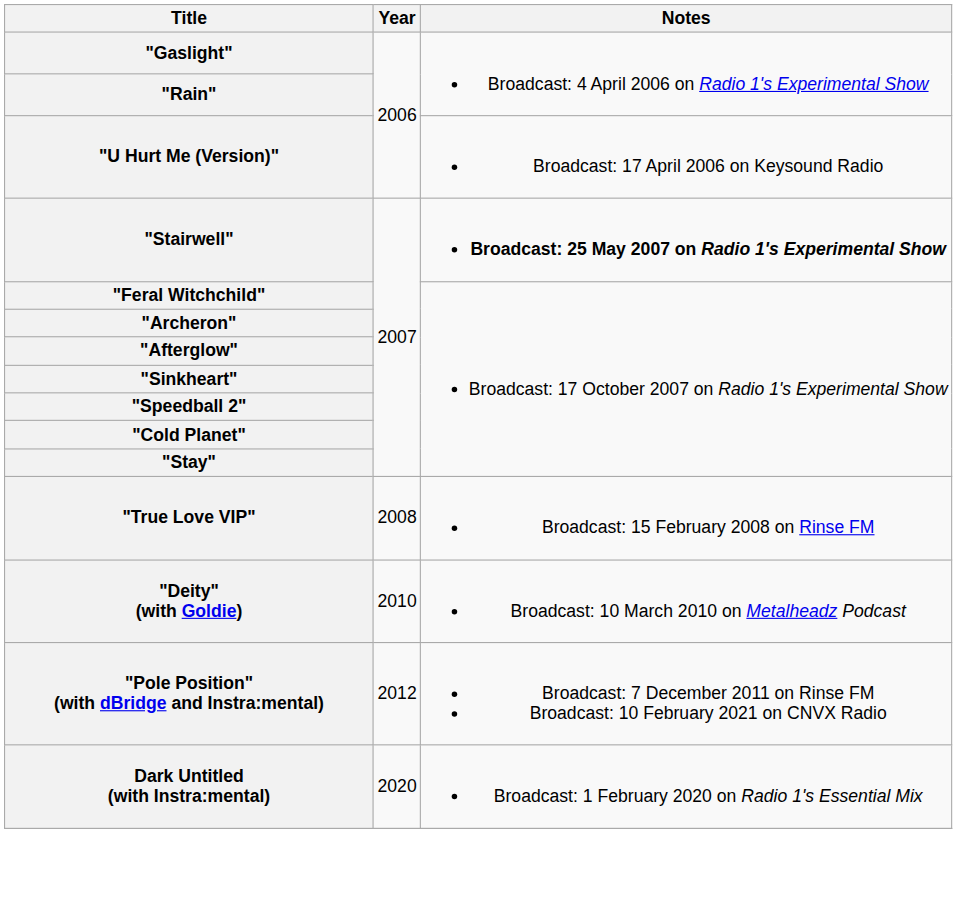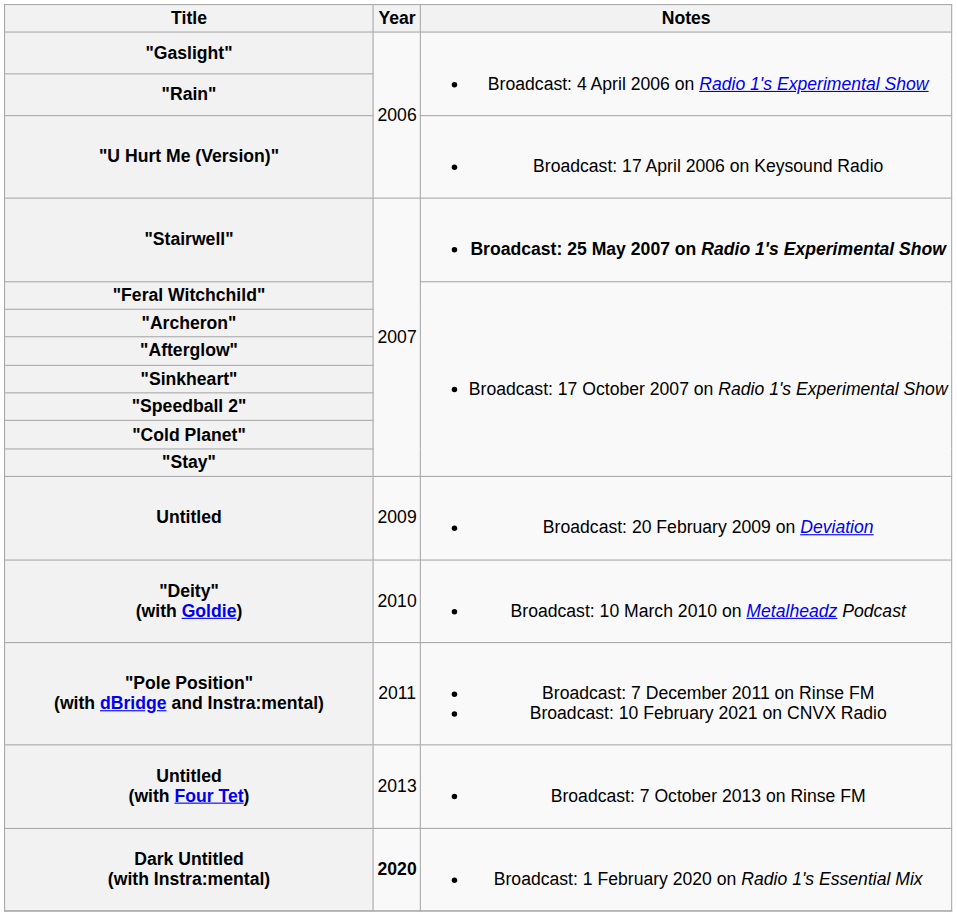- row: (189, 517)
+ row: (189, 517)
(397, 693) 2012 -> (397, 693) 2011
+ row: (189, 786)
(397, 786) normal -> (397, 869) bold
